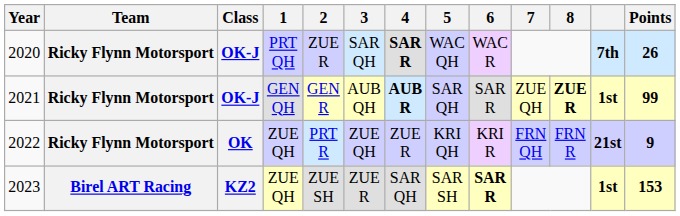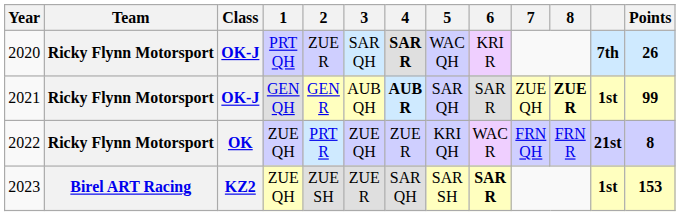(490, 52) WAC R -> (490, 52) KRI R
(490, 142) KRI R -> (490, 142) WAC R
(650, 142) 9 -> (650, 142) 8
